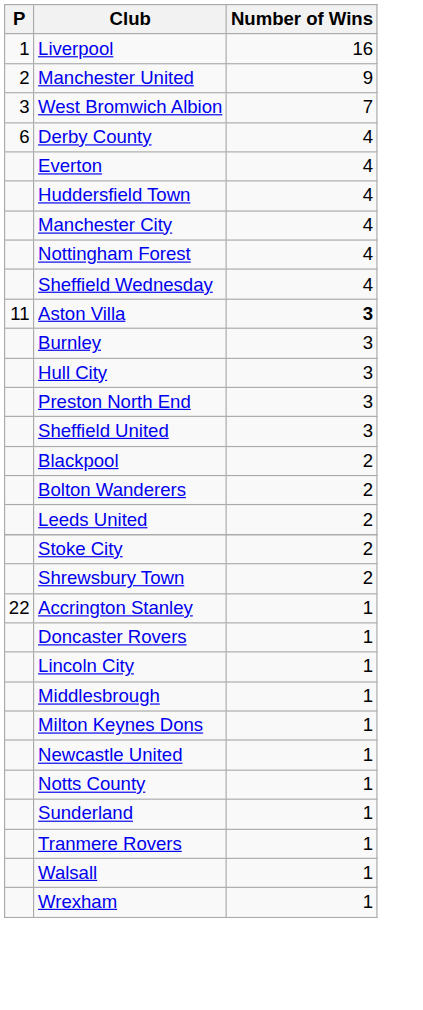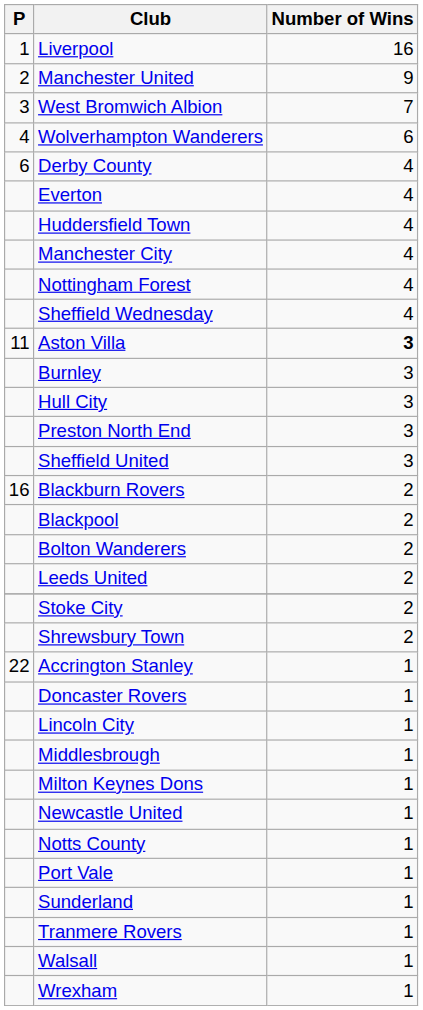+ row: (150, 136)
+ row: (111, 490)
+ row: (76, 872)
